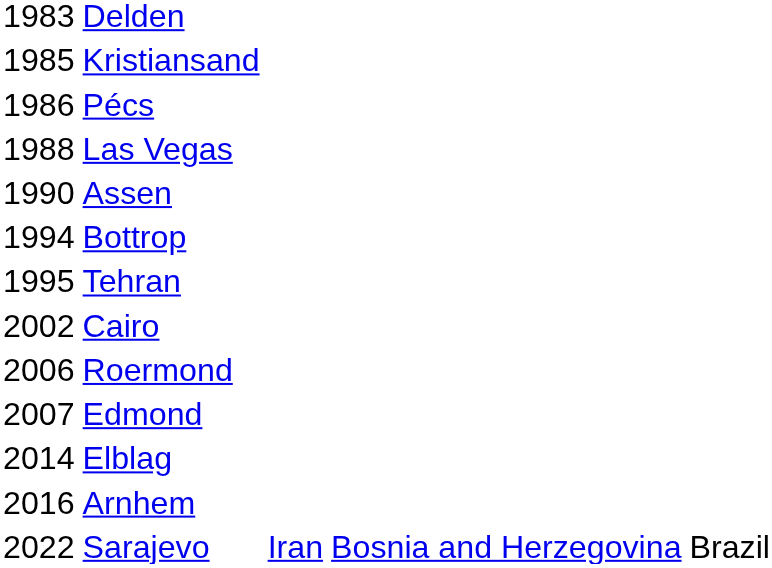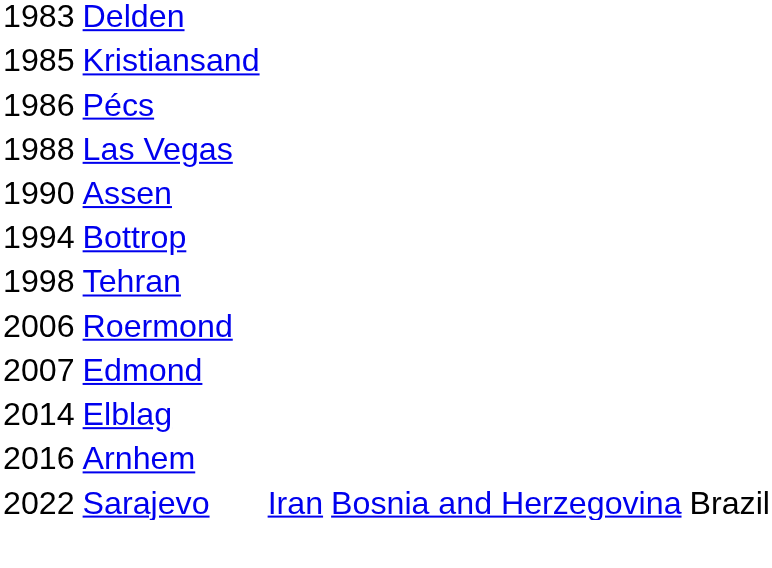(39, 281) 1995 -> (39, 281) 1998
- row: (121, 326)
